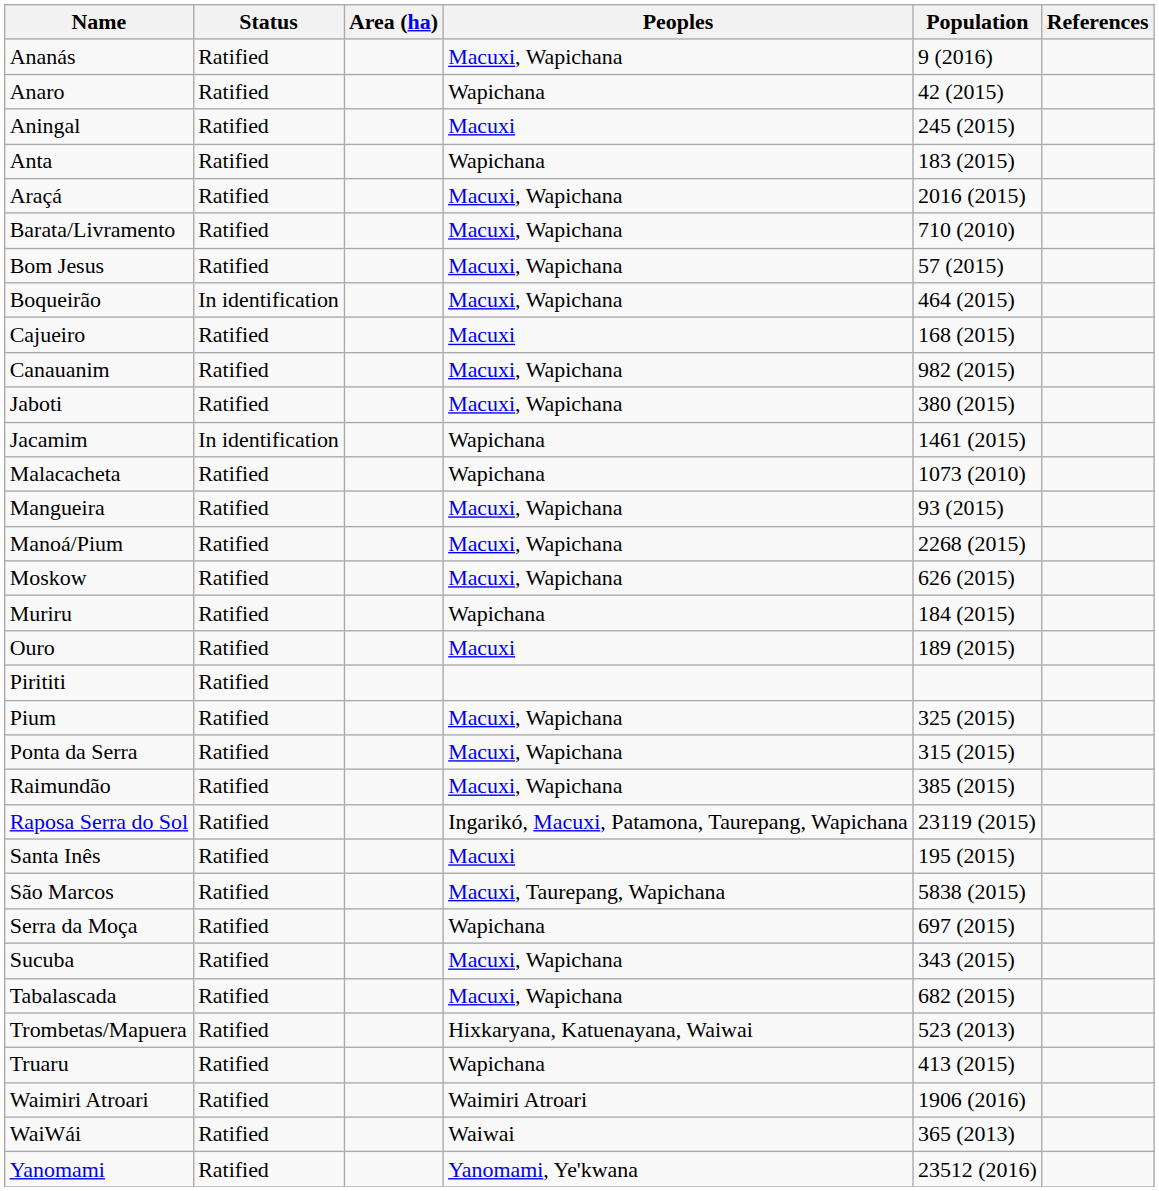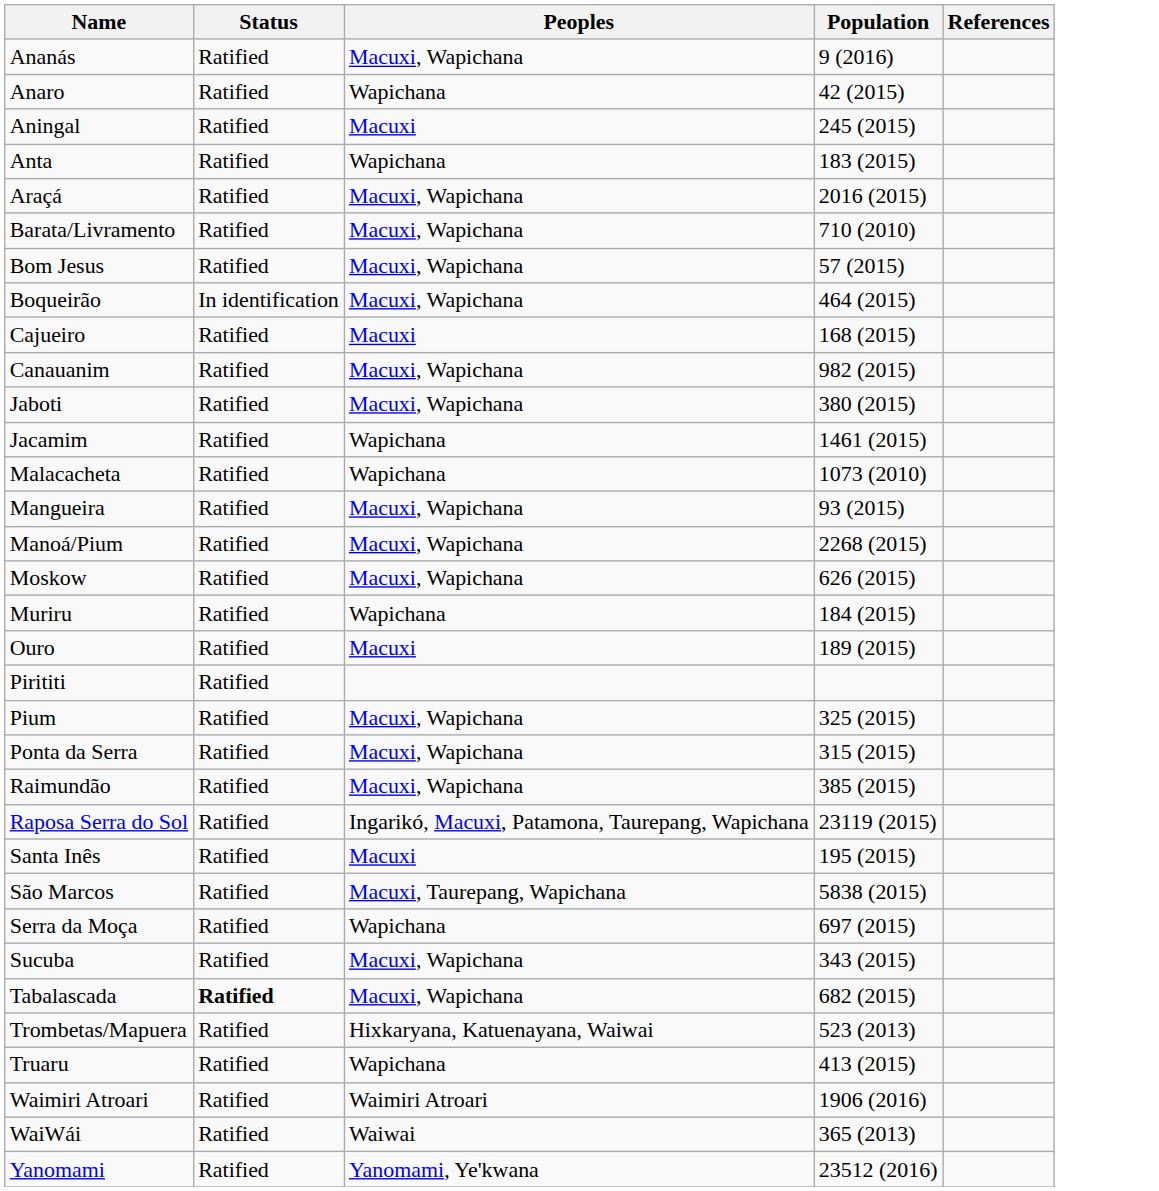- column: (393, 21)
(269, 439) In identification -> (234, 439) Ratified
(234, 995) normal -> (236, 995) bold
